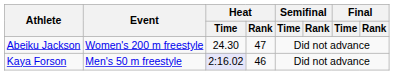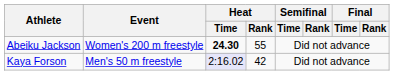(226, 45) normal -> (226, 45) bold
(260, 45) 47 -> (260, 45) 55
(260, 62) 46 -> (260, 62) 42
